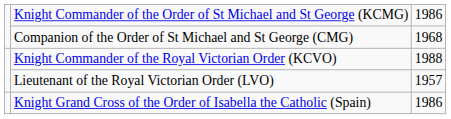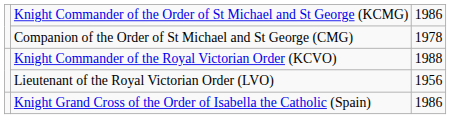(429, 37) 1968 -> (429, 37) 1978
(429, 80) 1957 -> (429, 80) 1956
